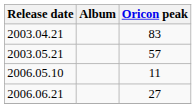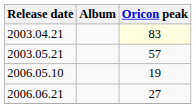(155, 34) no background -> (155, 34) lightyellow background
(155, 73) 11 -> (155, 73) 19
